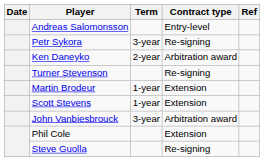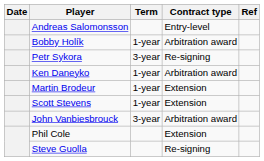+ row: (58, 42)
(146, 57) 2-year -> (146, 73) 1-year
- row: (70, 73)
